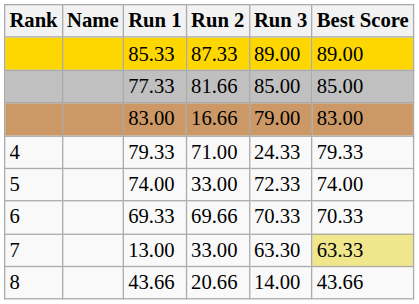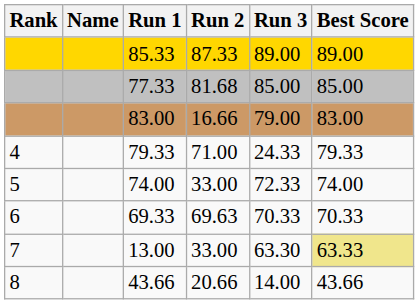(214, 86) 81.66 -> (214, 86) 81.68
(214, 217) 69.66 -> (214, 217) 69.63
